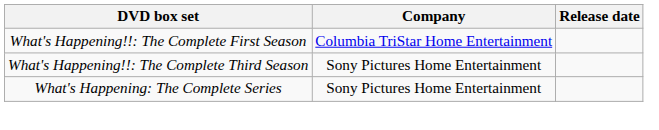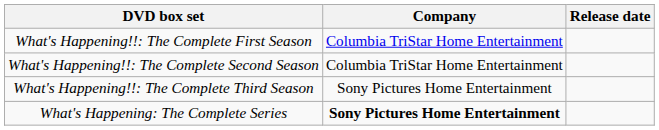+ row: (163, 64)
(434, 88) normal -> (444, 112) bold
